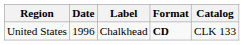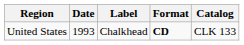(83, 31) 1996 -> (83, 31) 1993
